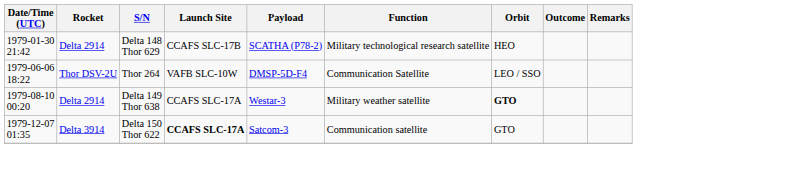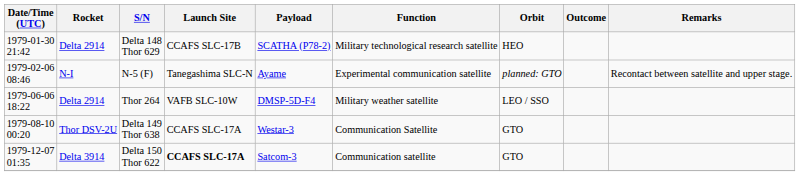+ row: (137, 73)
(88, 73) Thor DSV-2U -> (82, 101) Delta 2914
(378, 73) Communication Satellite -> (387, 101) Military weather satellite
(82, 101) Delta 2914 -> (88, 129) Thor DSV-2U
(378, 101) Military weather satellite -> (386, 129) Communication Satellite
(505, 101) bold -> (513, 129) normal
